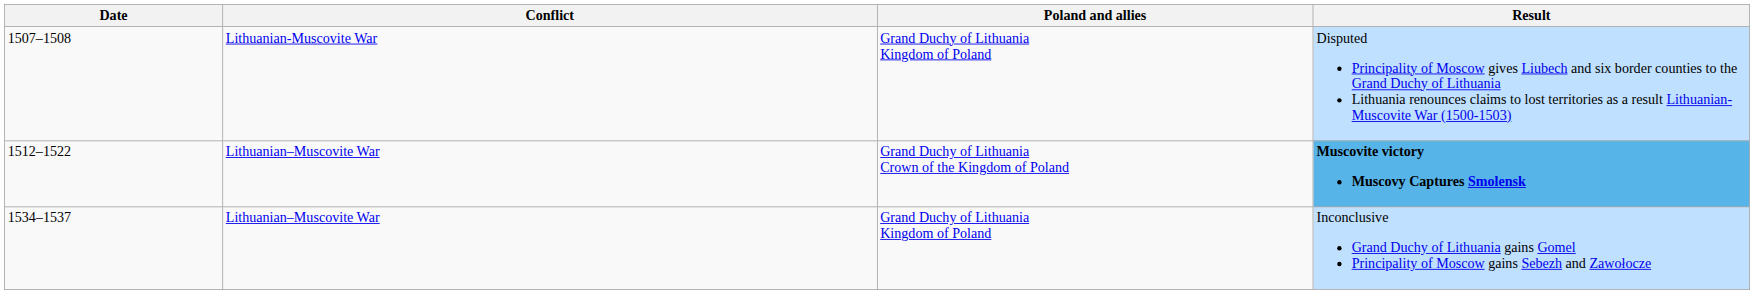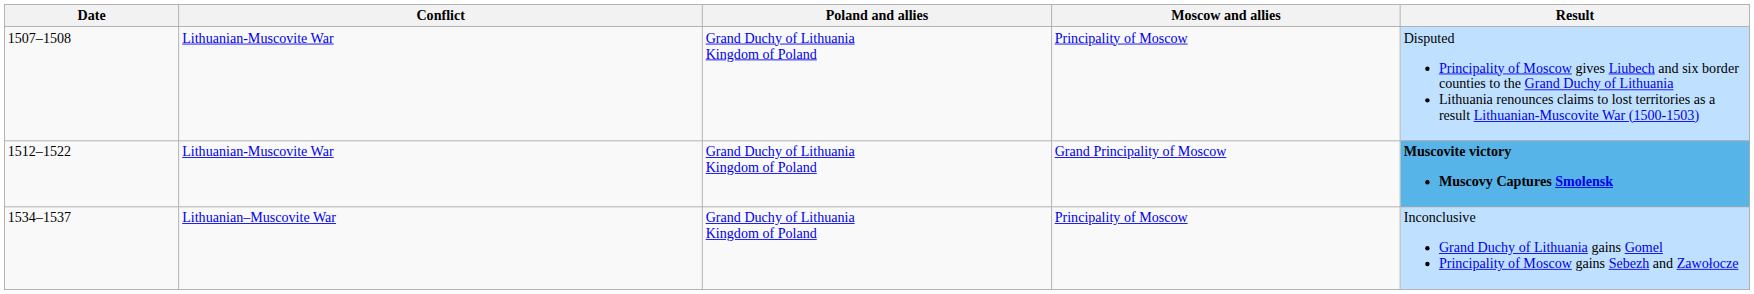+ column: (1226, 15)
(303, 151) Lithuanian–Muscovite War -> (258, 151) Lithuanian-Muscovite War
(975, 159) Grand Duchy of Lithuania Crown of the Kingdom of Poland -> (780, 159) Grand Duchy of Lithuania Kingdom of Poland
